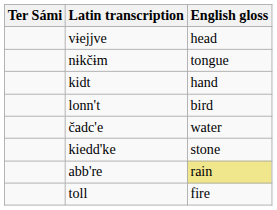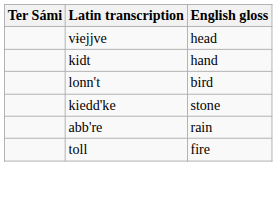- row: (88, 60)
- row: (86, 127)
(201, 171) khaki background -> (201, 127) no background
